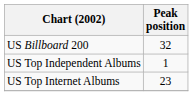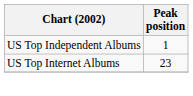- row: (48, 44)
